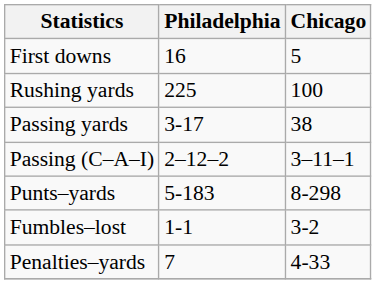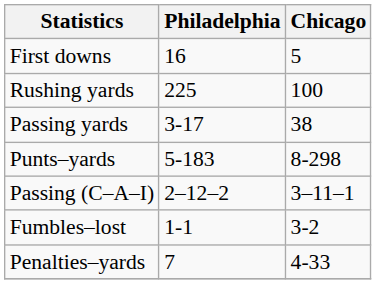rows swapped: (82, 158) <-> (62, 192)
